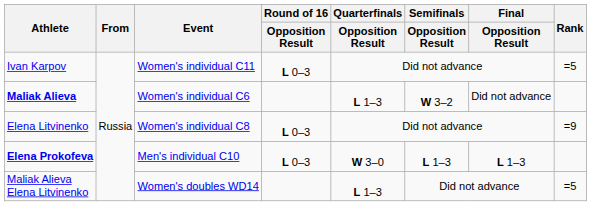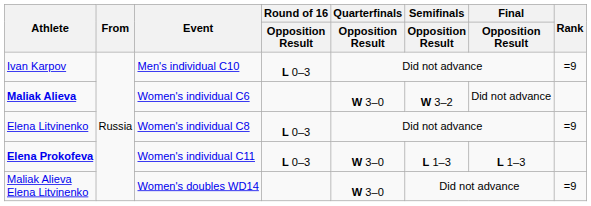(196, 67) Women's individual C11 -> (188, 67) Men's individual C10
(570, 67) =5 -> (570, 67) =9
(368, 103) L 1–3 -> (368, 103) W 3–0
(188, 157) Men's individual C10 -> (196, 157) Women's individual C11
(368, 193) L 1–3 -> (368, 193) W 3–0
(570, 186) =5 -> (570, 186) =9
